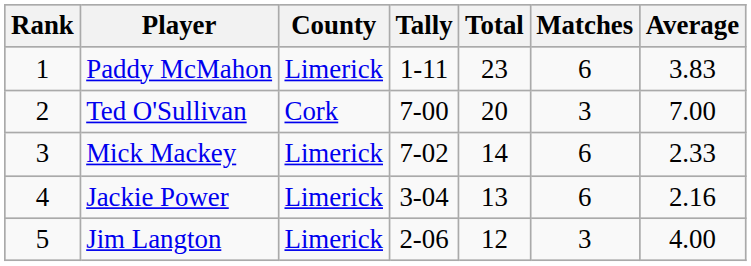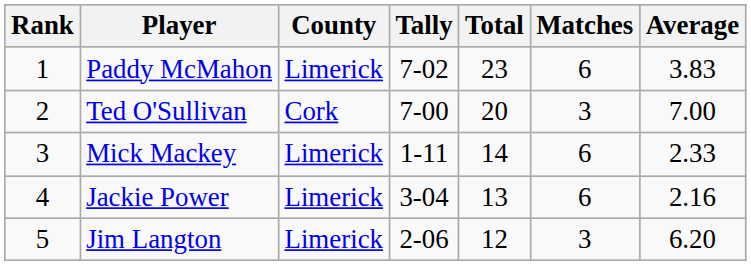(424, 68) 1-11 -> (424, 68) 7-02
(424, 153) 7-02 -> (424, 153) 1-11
(692, 238) 4.00 -> (692, 238) 6.20
